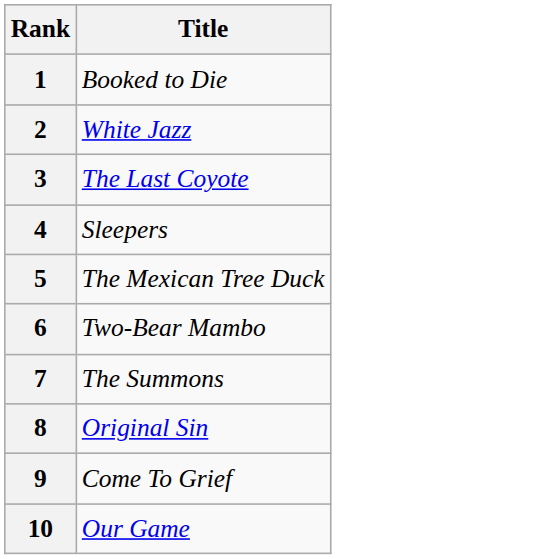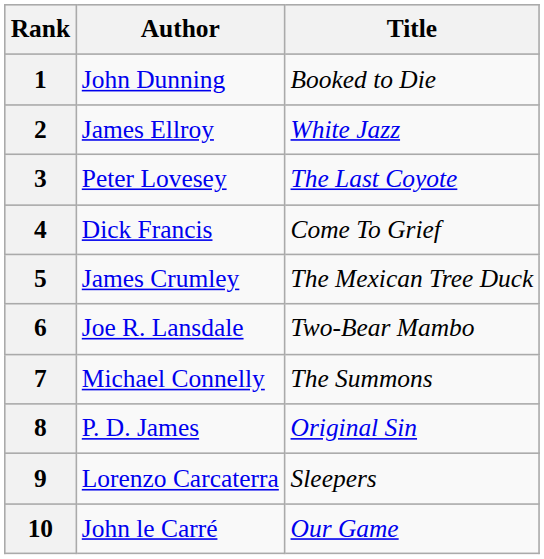+ column: (180, 29)
(125, 228) Sleepers -> (366, 228) Come To Grief
(157, 478) Come To Grief -> (334, 478) Sleepers
